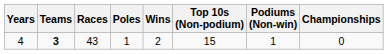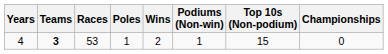columns swapped: (273, 19) <-> (210, 19)
(92, 41) 43 -> (92, 41) 53
